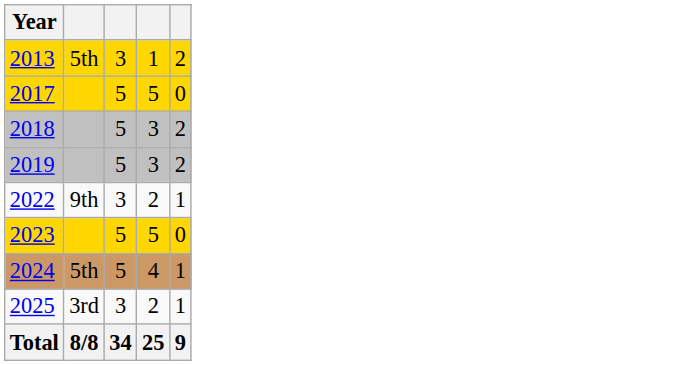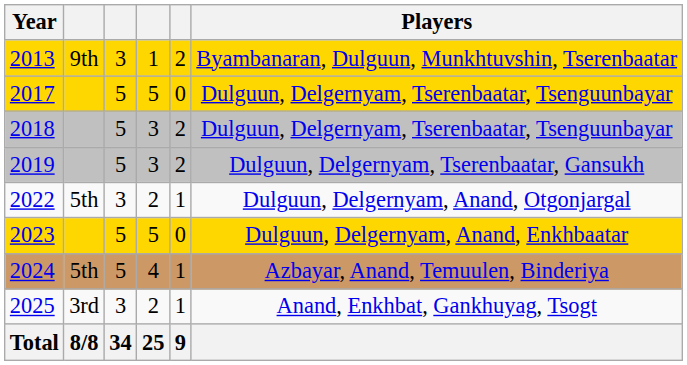+ column: (437, 22)
(84, 57) 5th -> (84, 57) 9th
(84, 199) 9th -> (84, 199) 5th
